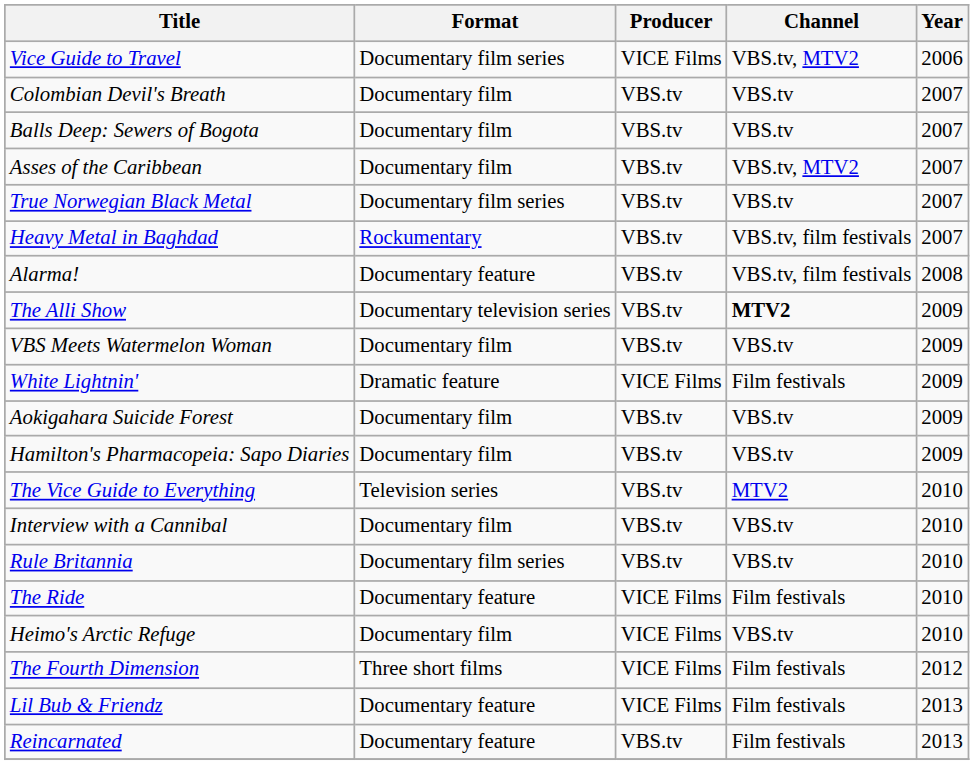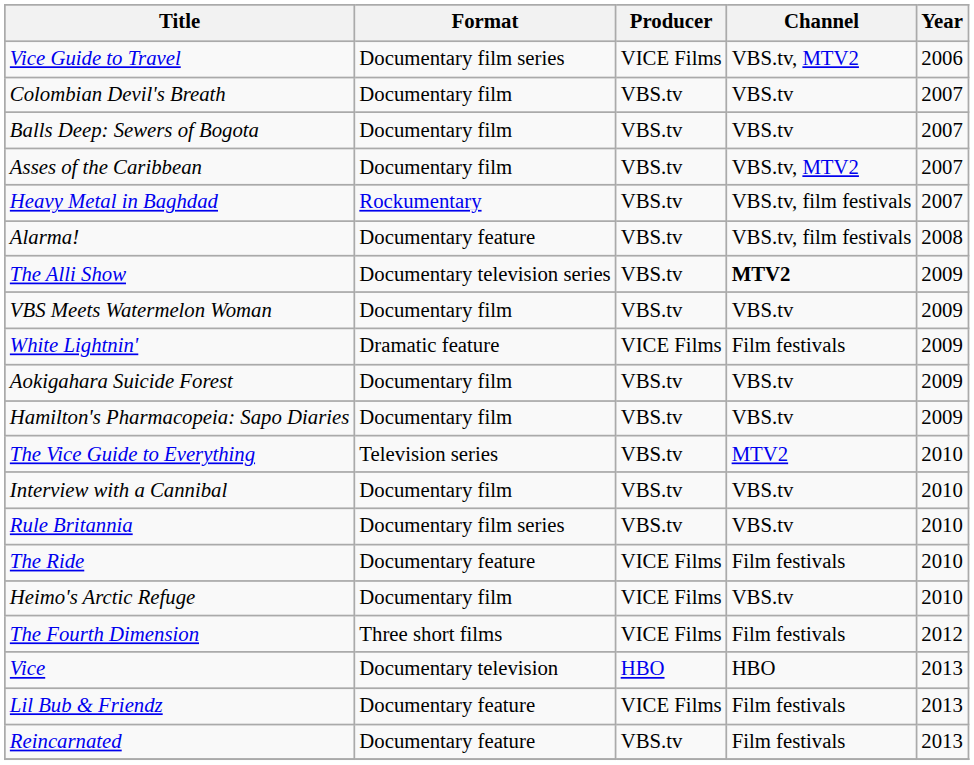- row: (131, 202)
+ row: (28, 669)
